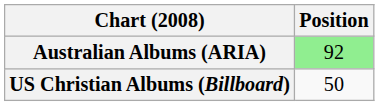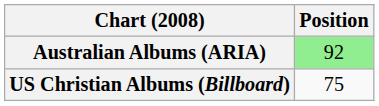(334, 84) 50 -> (334, 84) 75
